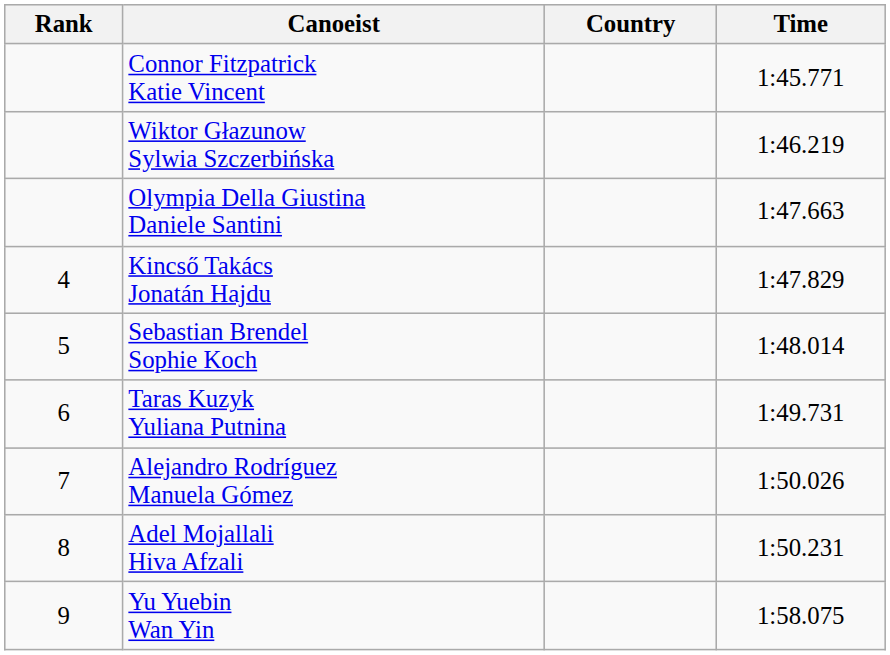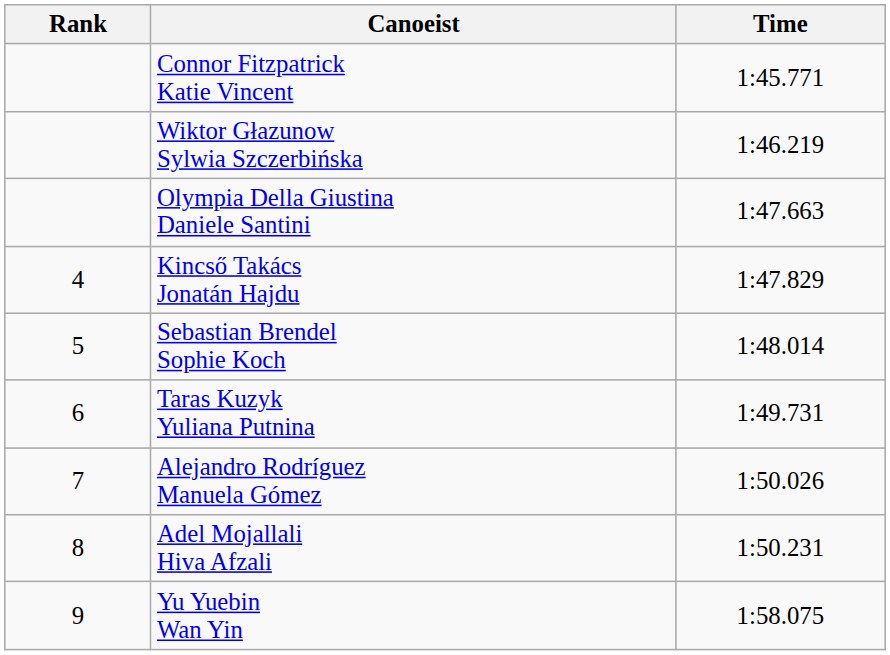- column: (631, 24)
